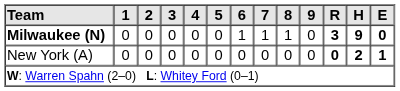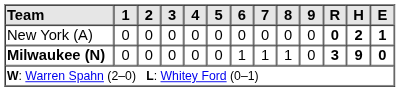rows swapped: (56, 35) <-> (50, 55)
